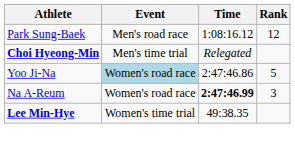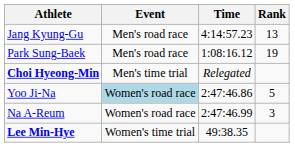+ row: (45, 34)
(273, 34) 12 -> (272, 54) 19
(227, 93) bold -> (227, 113) normal
